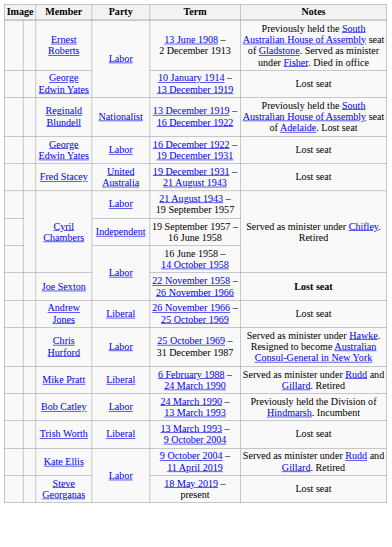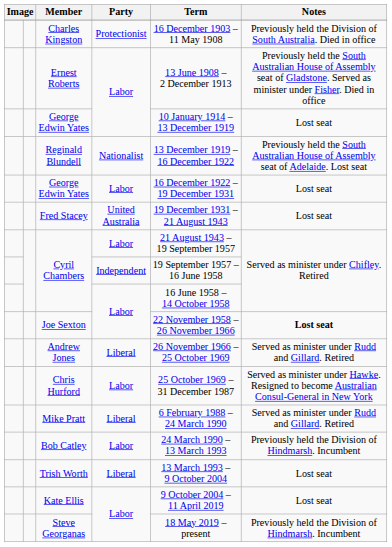+ row: (64, 34)
(314, 314) Lost seat -> (314, 352) Served as minister under Rudd and Gillard. Retired
(313, 462) Served as minister under Rudd and Gillard. Retired -> (314, 500) Lost seat
(314, 489) Lost seat -> (314, 528) Previously held the Division of Hindmarsh. Incumbent
